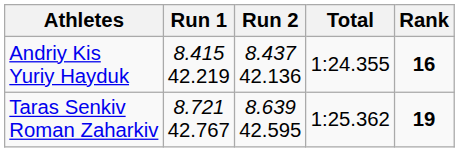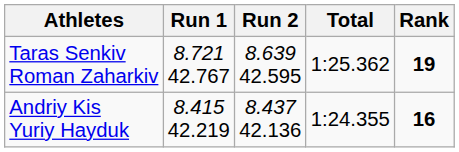rows swapped: (69, 64) <-> (84, 119)
